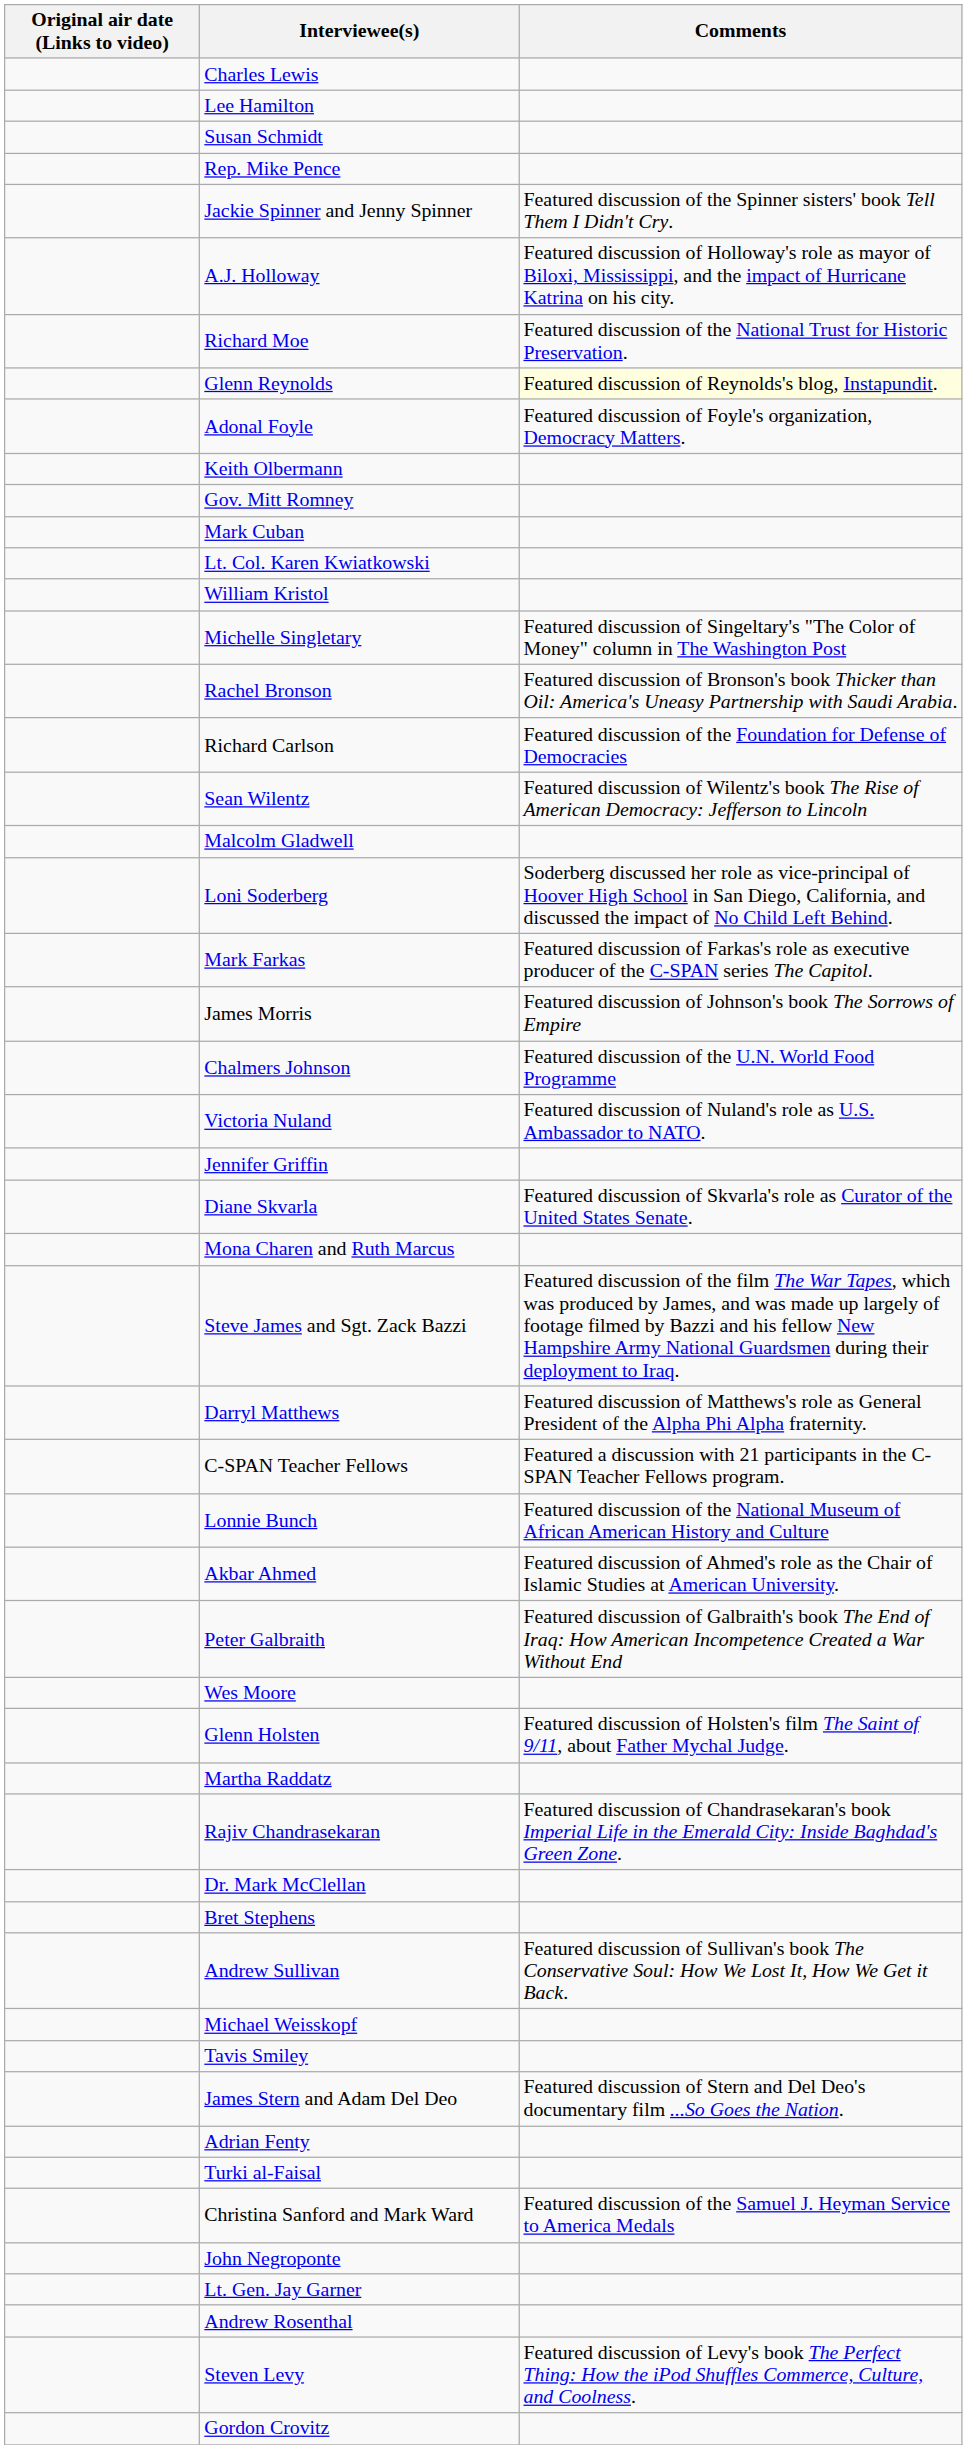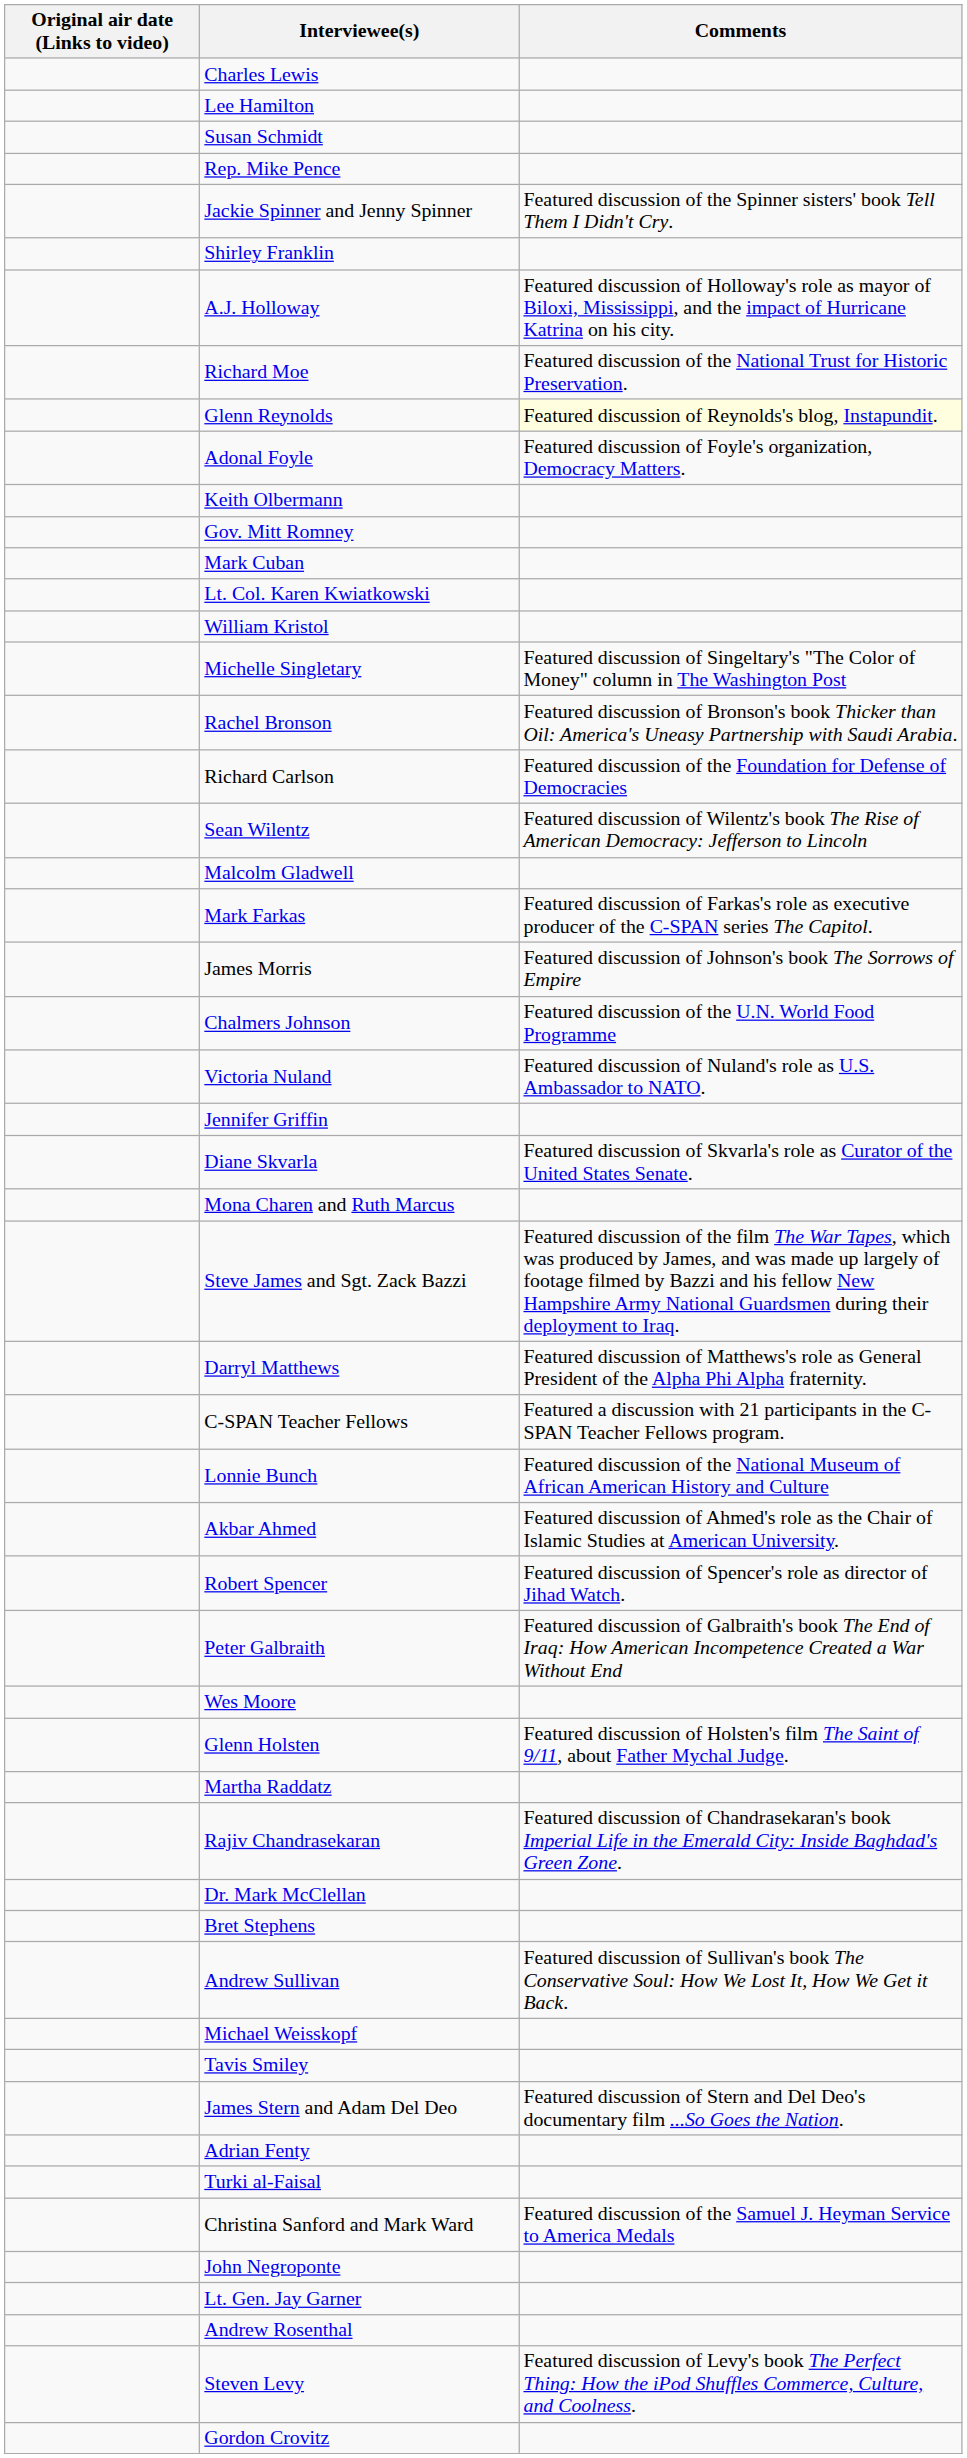+ row: (269, 253)
- row: (266, 895)
+ row: (266, 1583)
